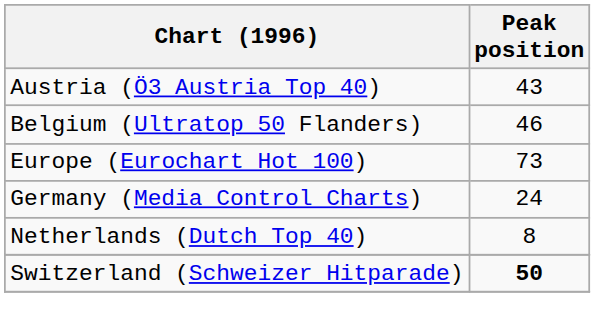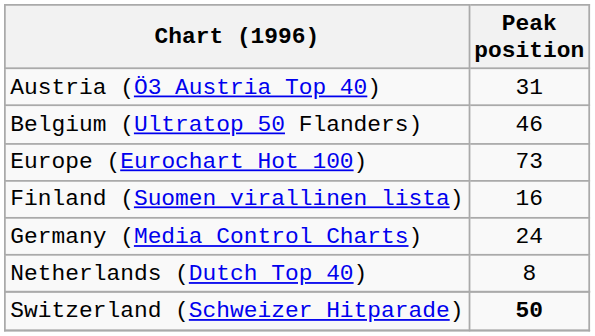(529, 87) 43 -> (529, 87) 31
+ row: (237, 199)
